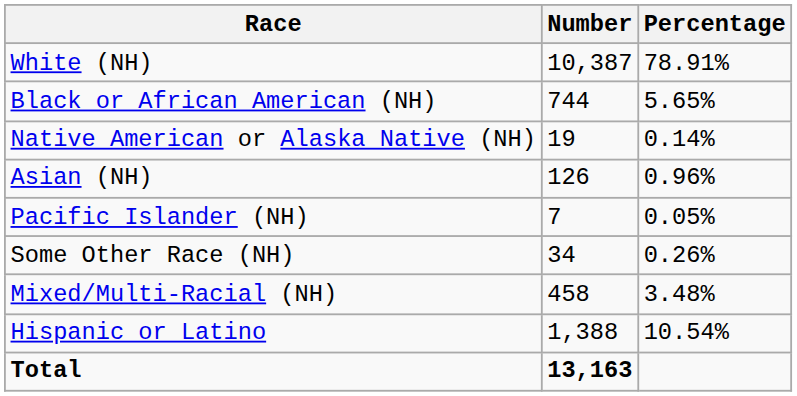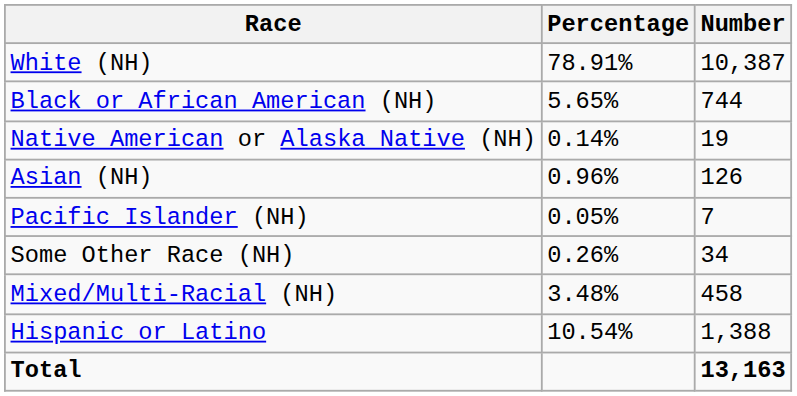columns swapped: (590, 24) <-> (715, 24)
